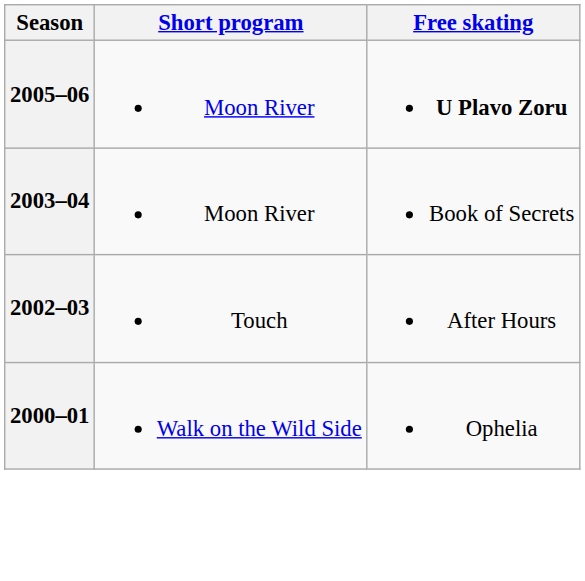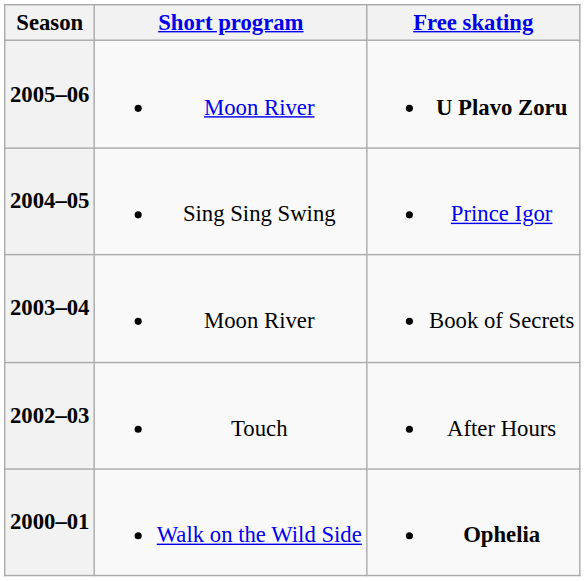+ row: (50, 201)
(473, 428) normal -> (473, 535) bold
